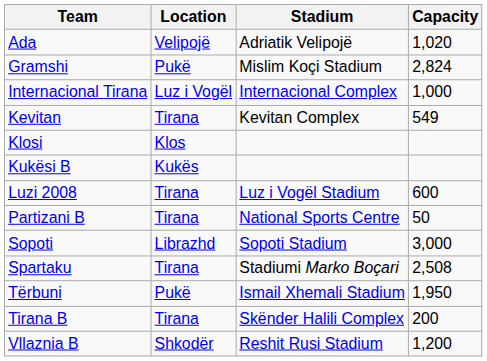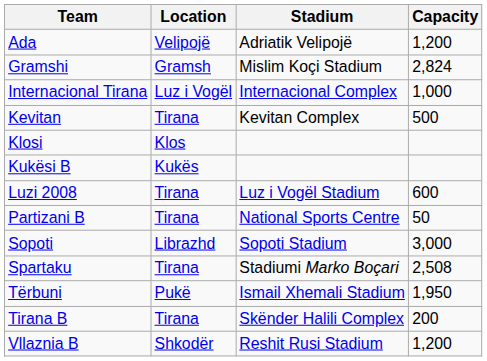(432, 42) 1,020 -> (432, 42) 1,200
(173, 67) Pukë -> (183, 67) Gramsh
(425, 117) 549 -> (425, 117) 500
